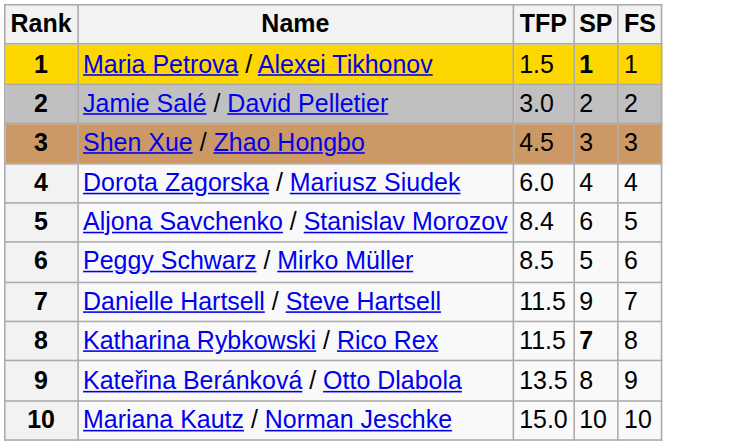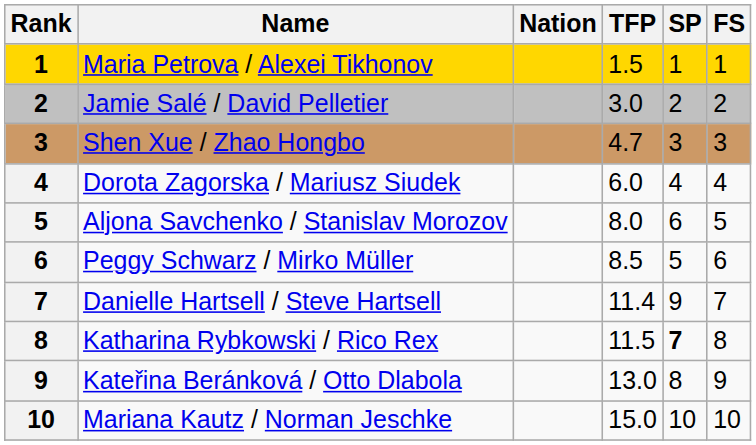+ column: (558, 24)
(586, 63) bold -> (675, 63) normal
(536, 143) 4.5 -> (626, 143) 4.7
(536, 222) 8.4 -> (626, 222) 8.0
(543, 301) 11.5 -> (632, 301) 11.4
(543, 380) 13.5 -> (633, 380) 13.0
